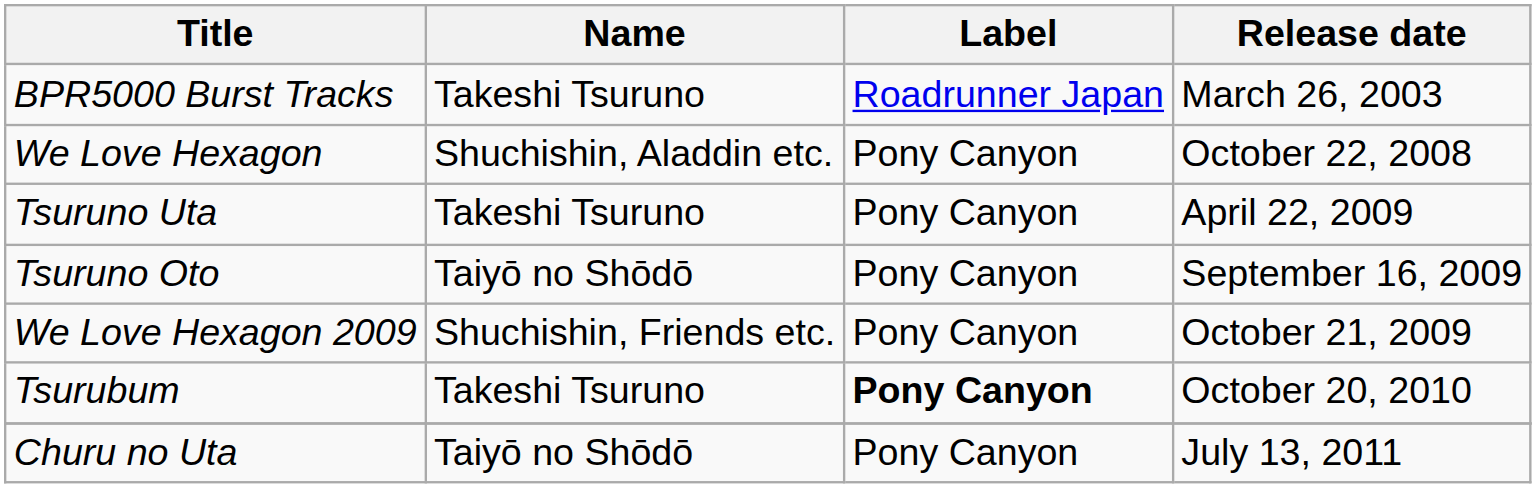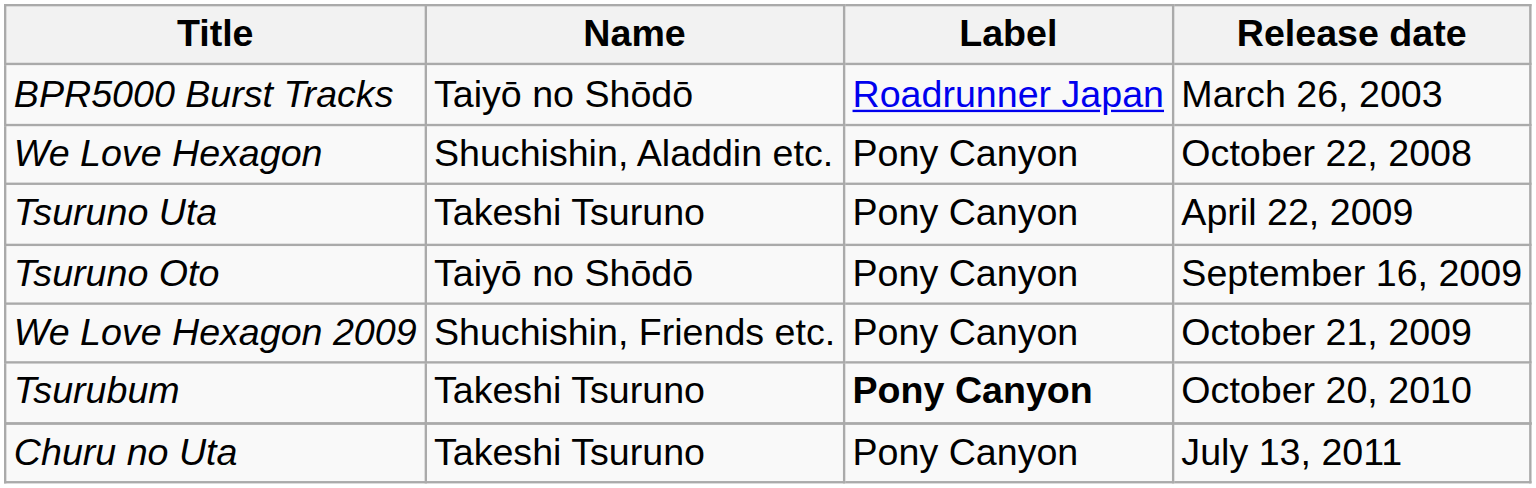(569, 93) Takeshi Tsuruno -> (564, 93) Taiyō no Shōdō
(564, 451) Taiyō no Shōdō -> (569, 451) Takeshi Tsuruno
